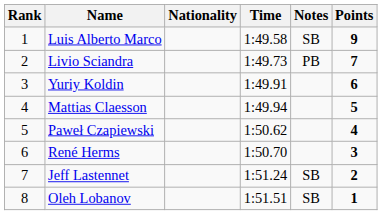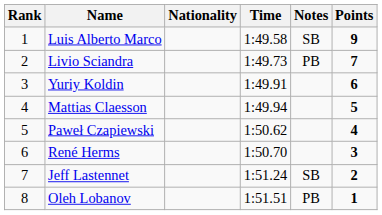(311, 198) SB -> (311, 198) PB
